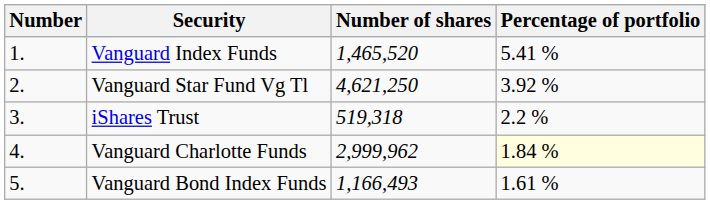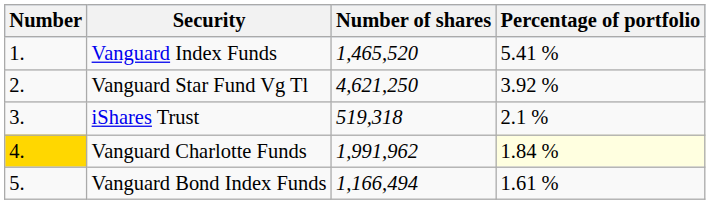(524, 118) 2.2 % -> (524, 118) 2.1 %
(17, 150) no background -> (17, 150) gold background
(377, 150) 2,999,962 -> (377, 150) 1,991,962
(377, 183) 1,166,493 -> (377, 183) 1,166,494
